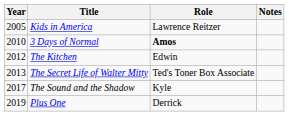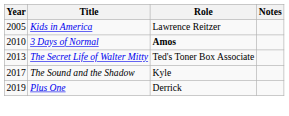- row: (53, 57)
